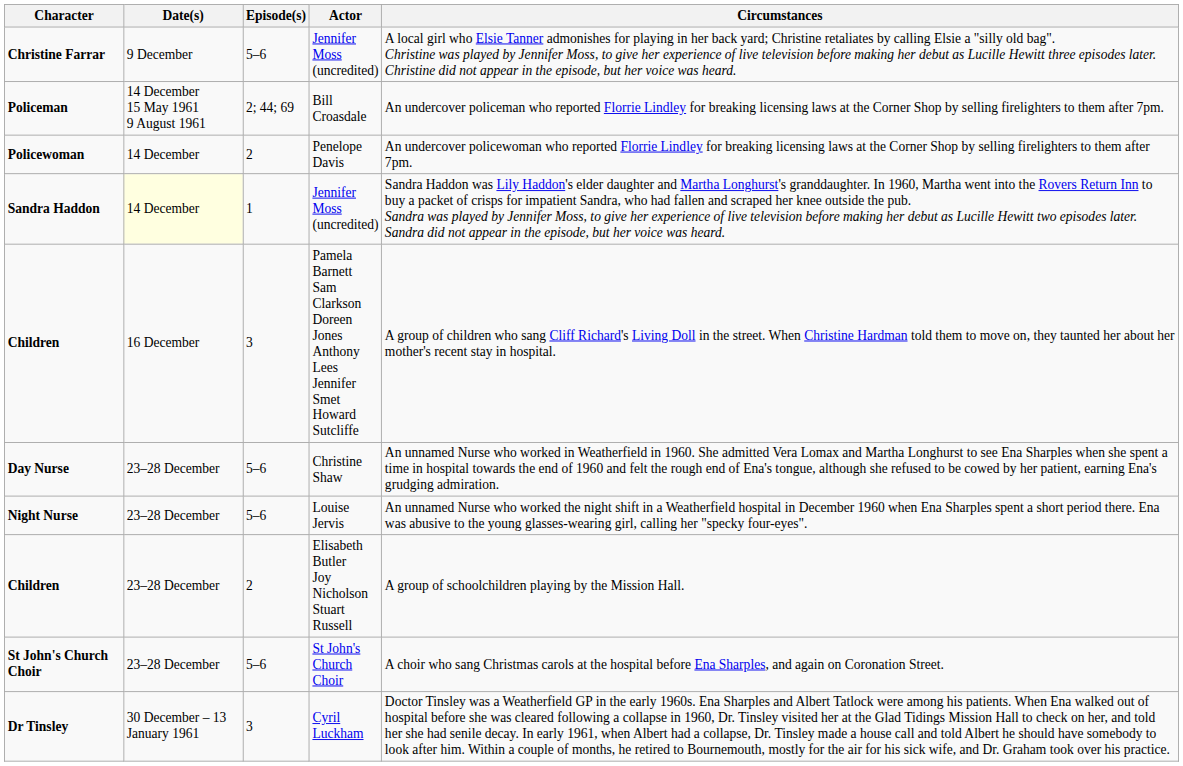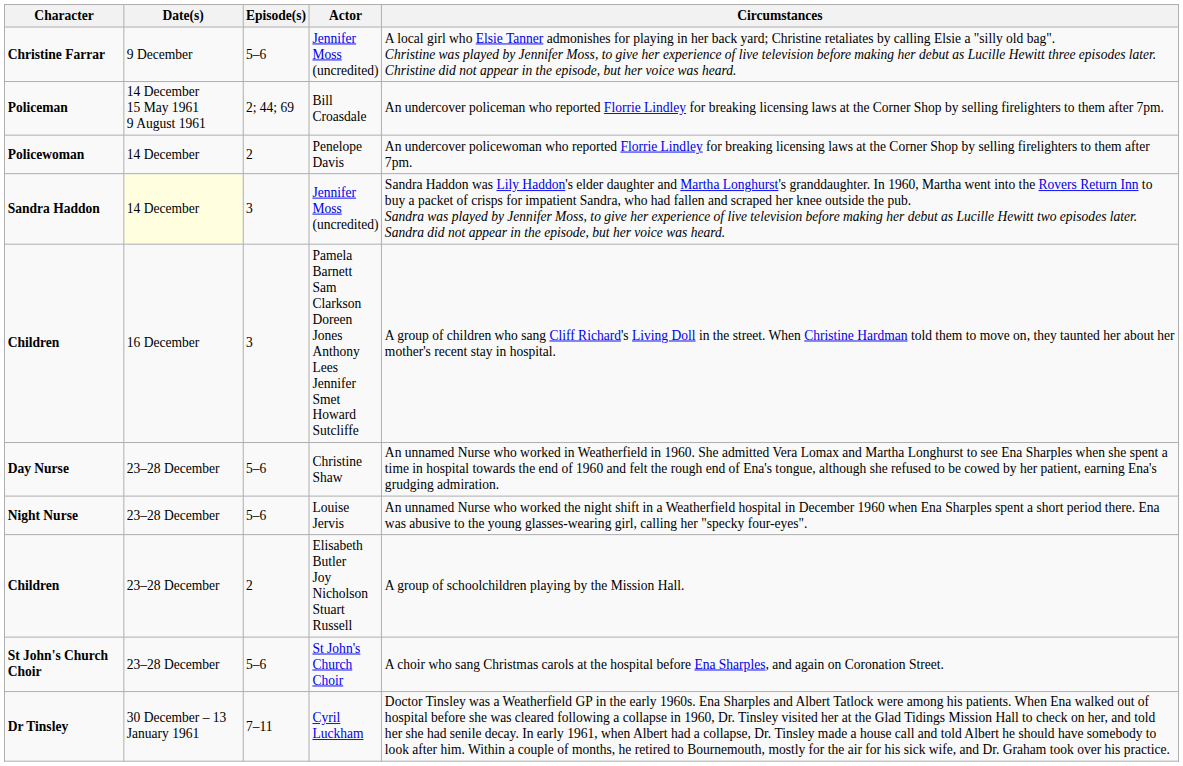(249, 209) 1 -> (249, 209) 3
(249, 726) 3 -> (259, 726) 7–11
